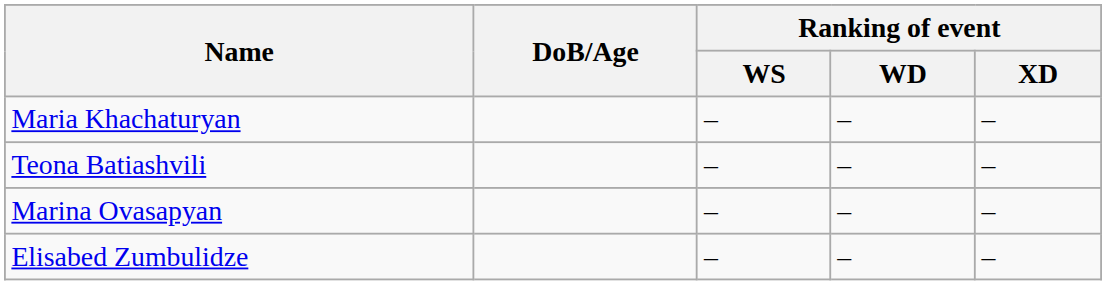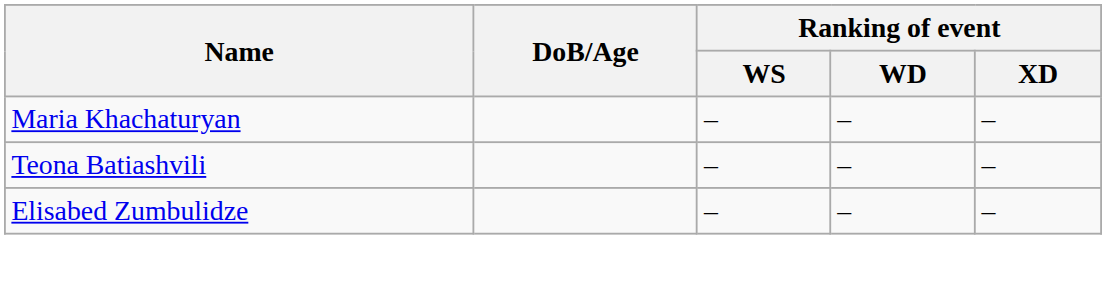- row: (117, 211)
